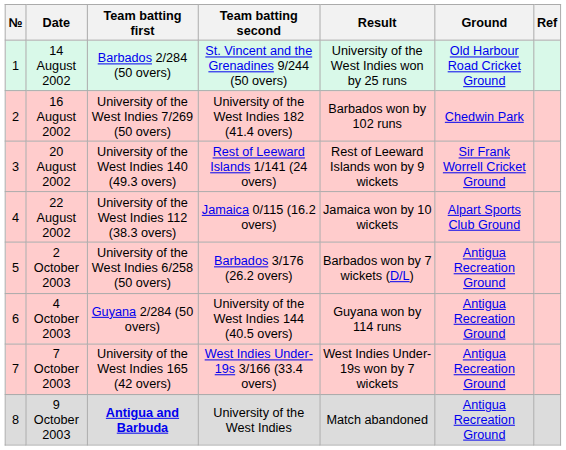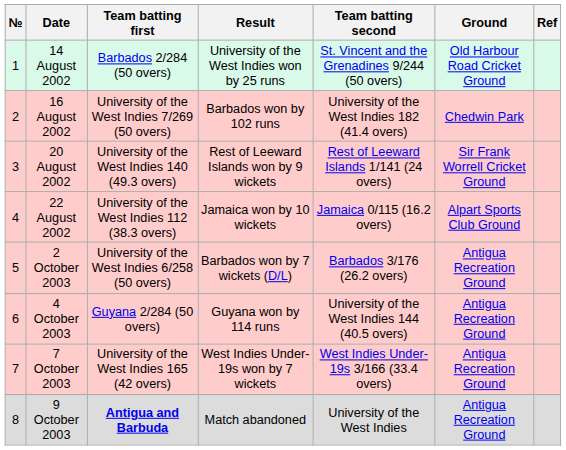columns swapped: (259, 22) <-> (377, 22)
